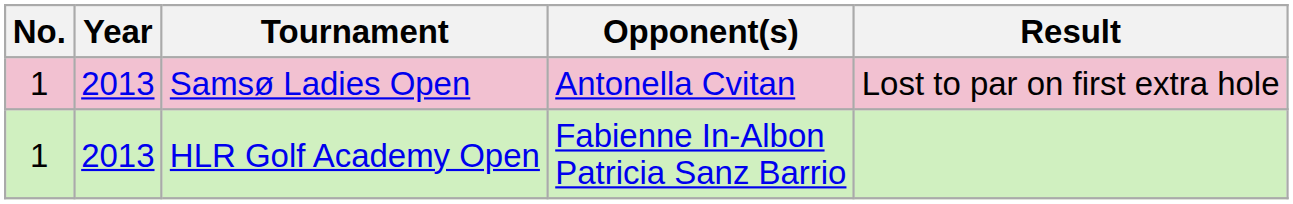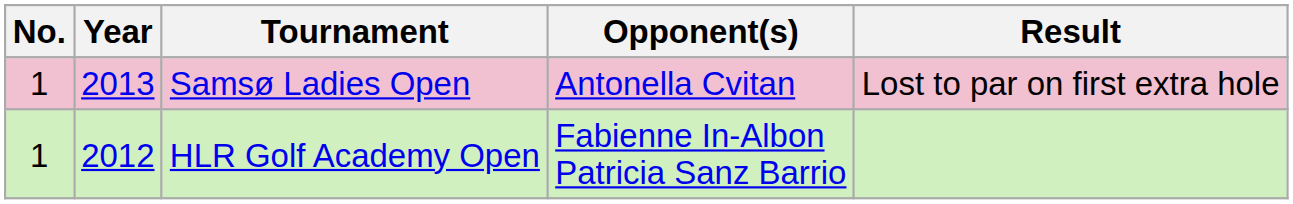(118, 154) 2013 -> (118, 154) 2012
